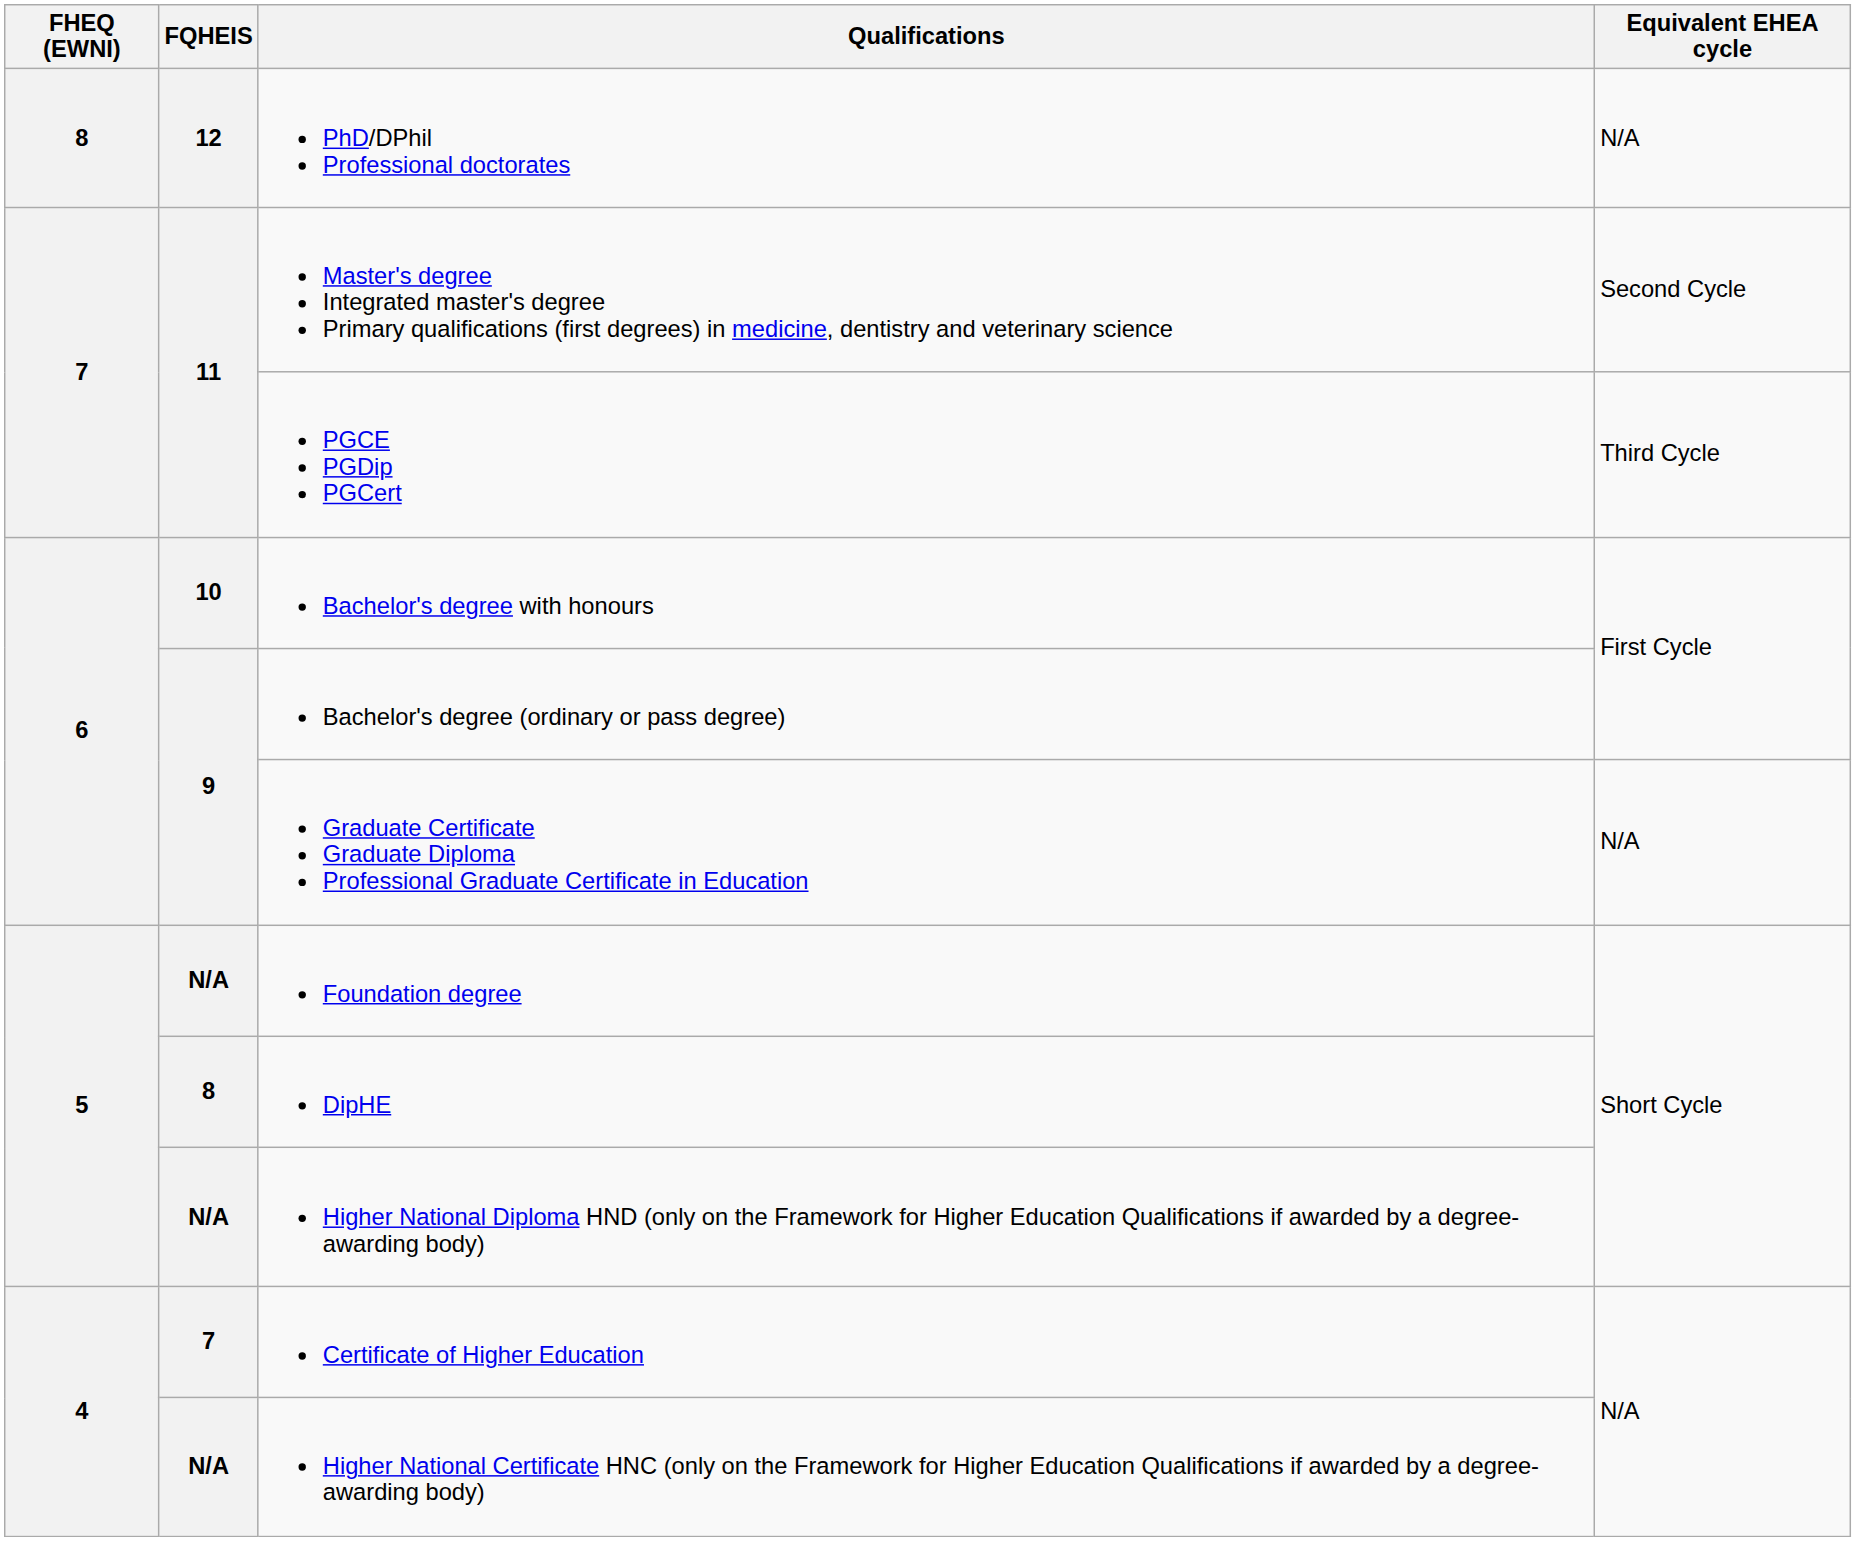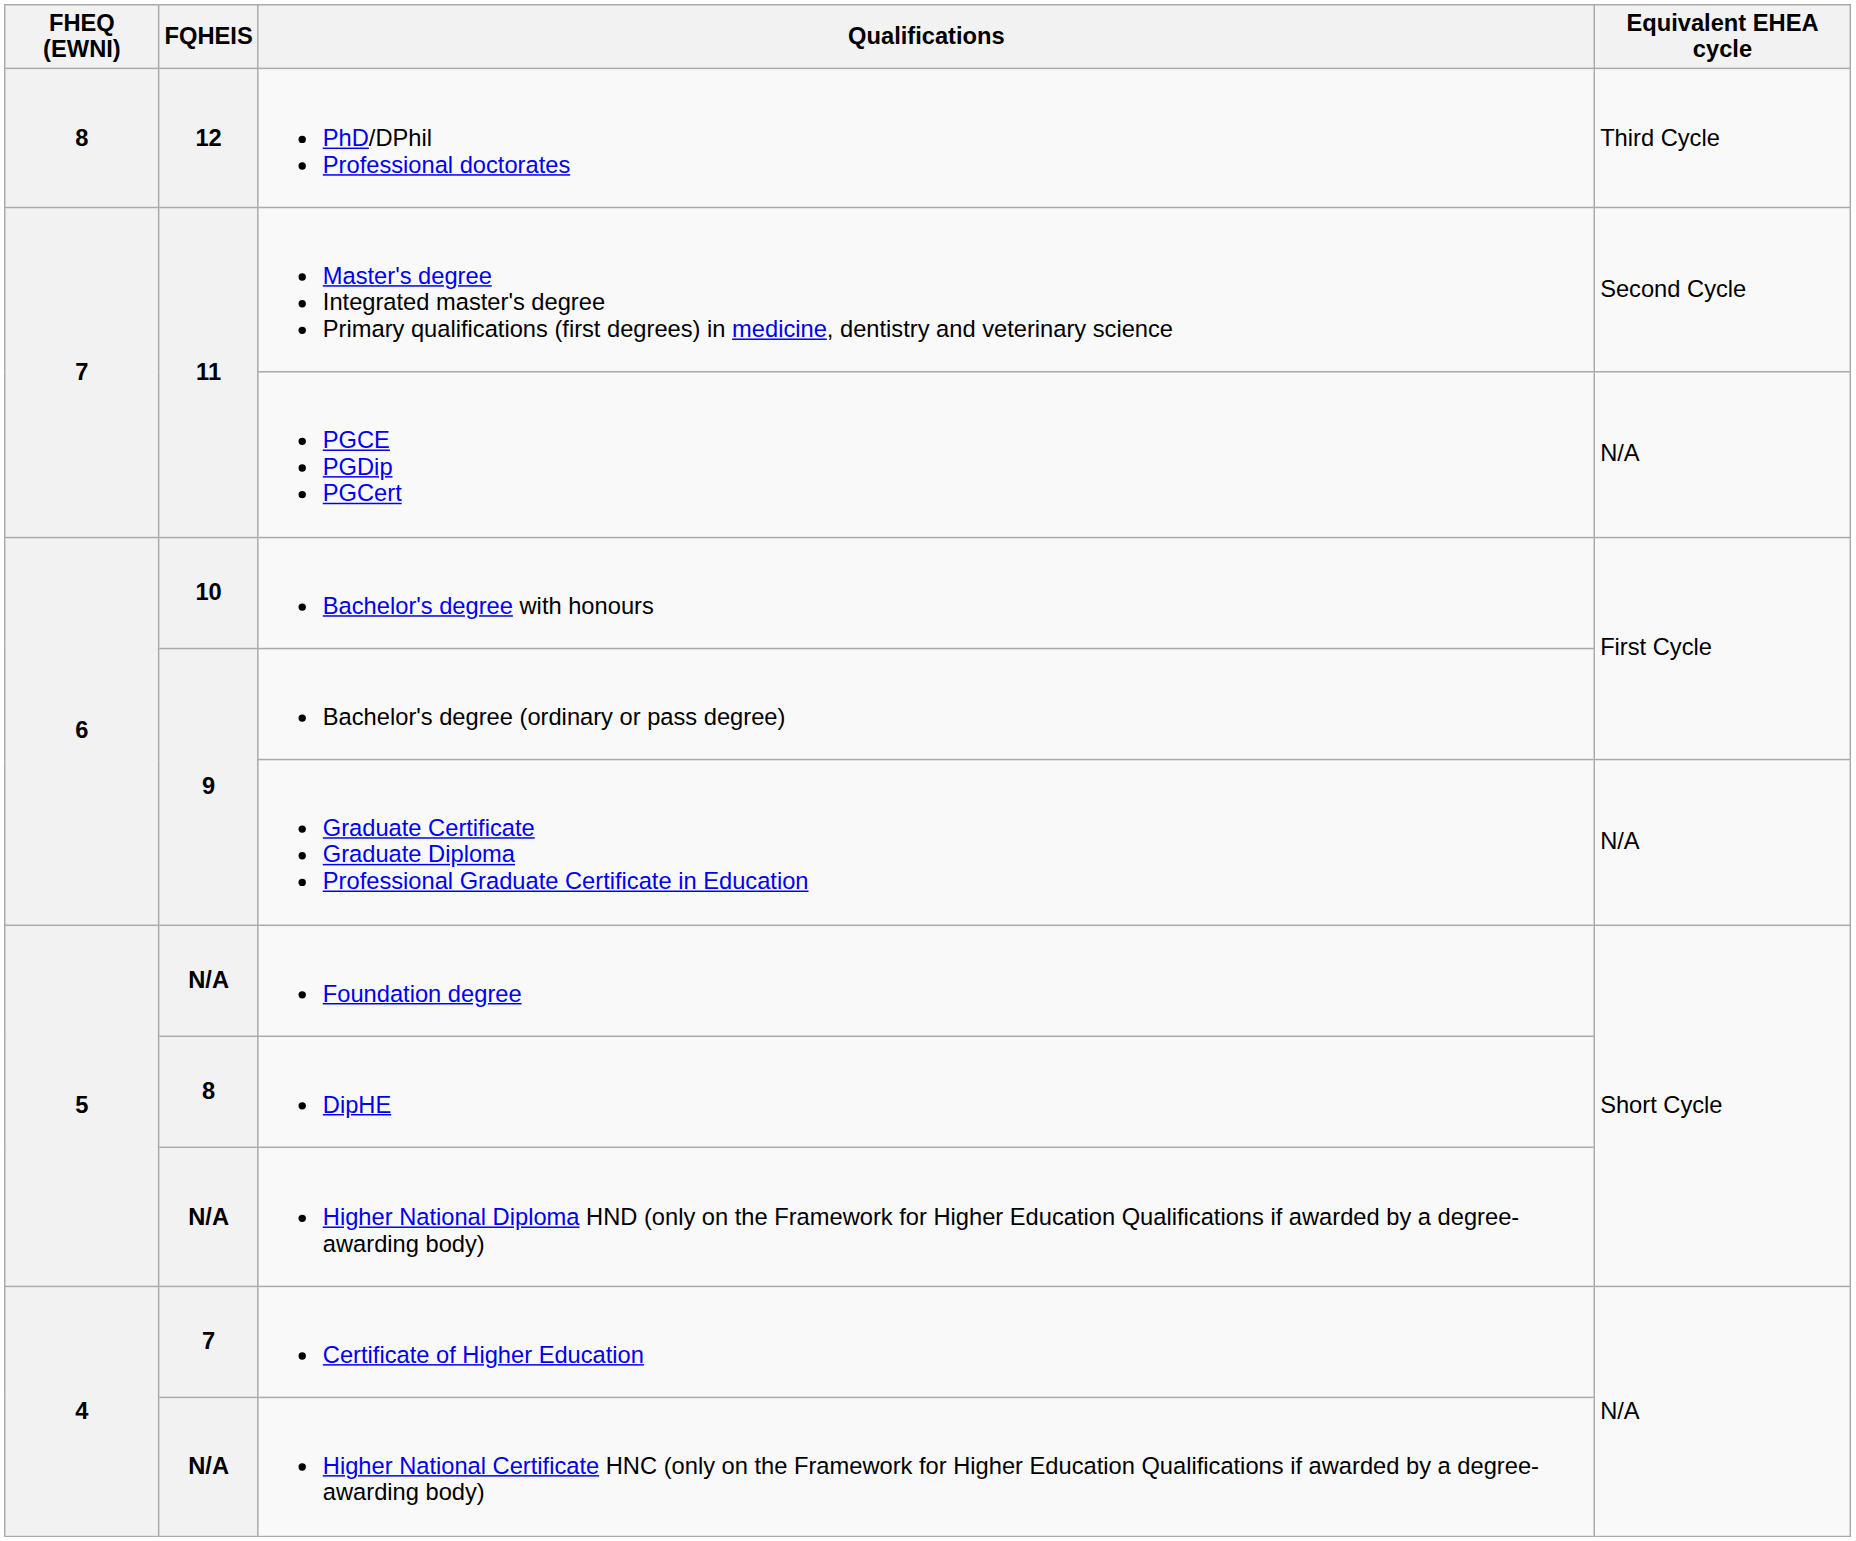(1620, 137) N/A -> (1660, 137) Third Cycle
(1660, 454) Third Cycle -> (1620, 454) N/A
